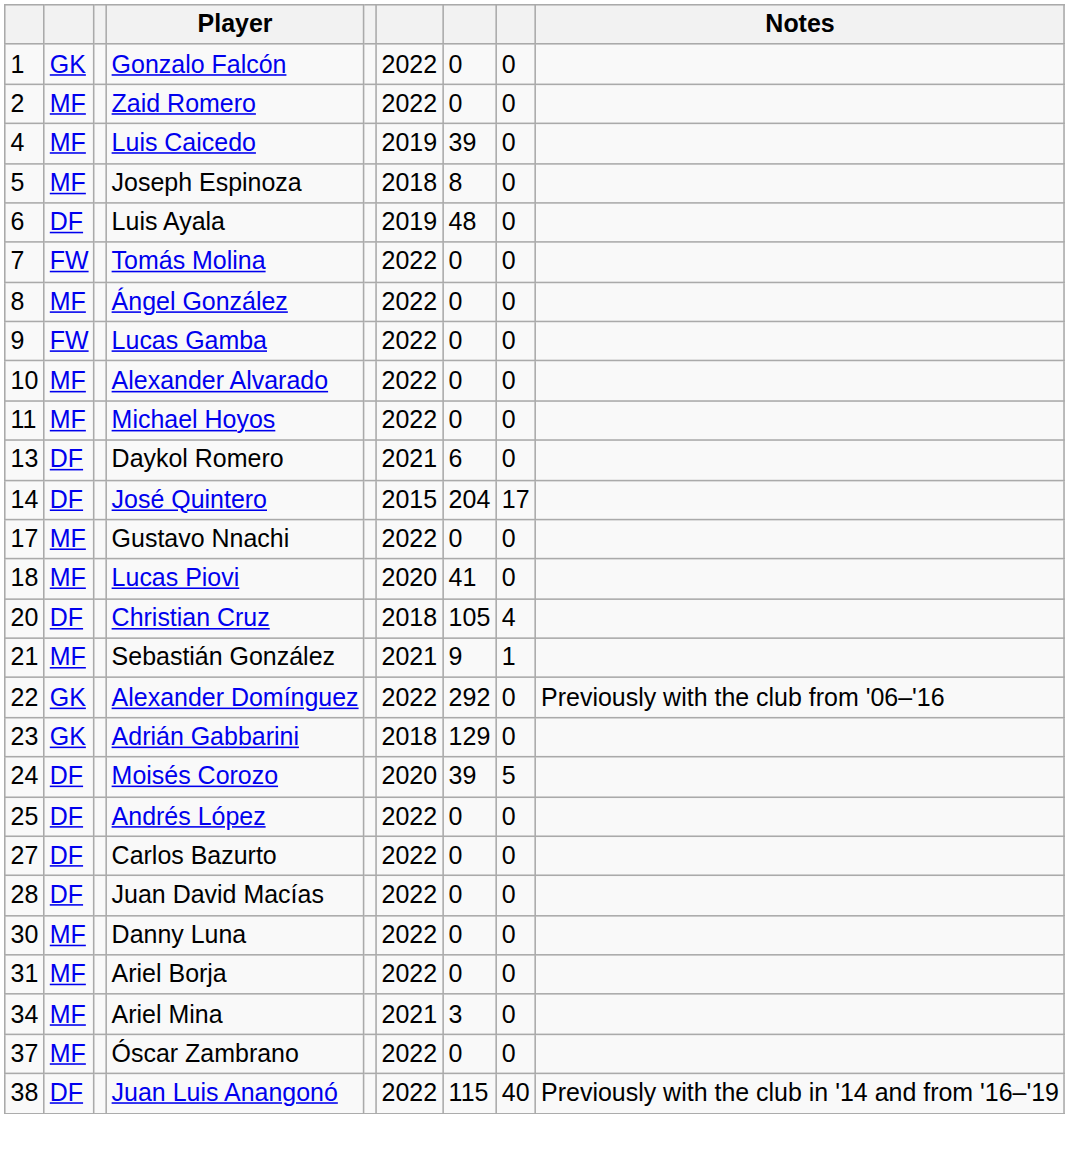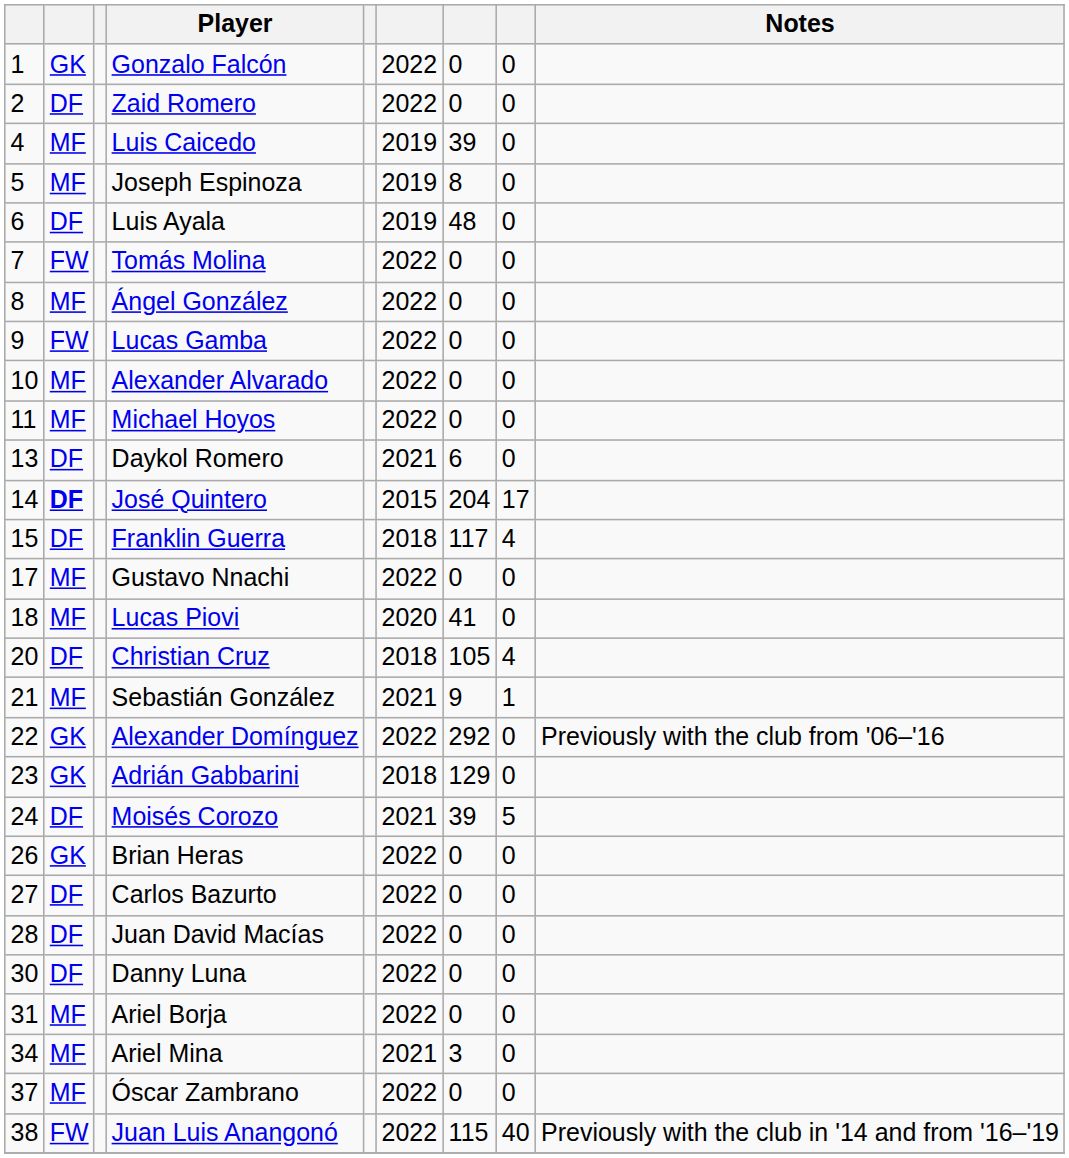(68, 103) MF -> (66, 103) DF
(409, 182) 2018 -> (409, 182) 2019
(66, 499) normal -> (66, 499) bold
+ row: (198, 538)
(409, 776) 2020 -> (409, 815) 2021
- row: (189, 815)
+ row: (178, 855)
(68, 934) MF -> (66, 974) DF
(66, 1093) DF -> (69, 1132) FW
